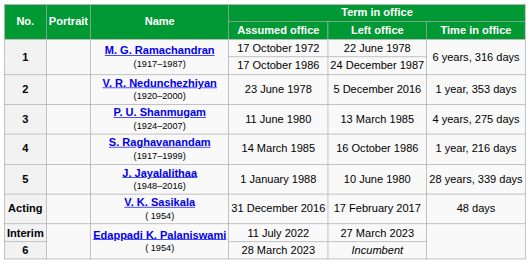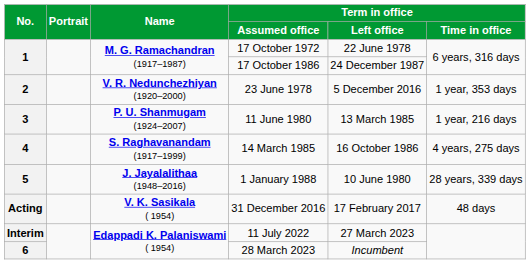(476, 119) 4 years, 275 days -> (476, 119) 1 year, 216 days
(476, 149) 1 year, 216 days -> (476, 149) 4 years, 275 days
